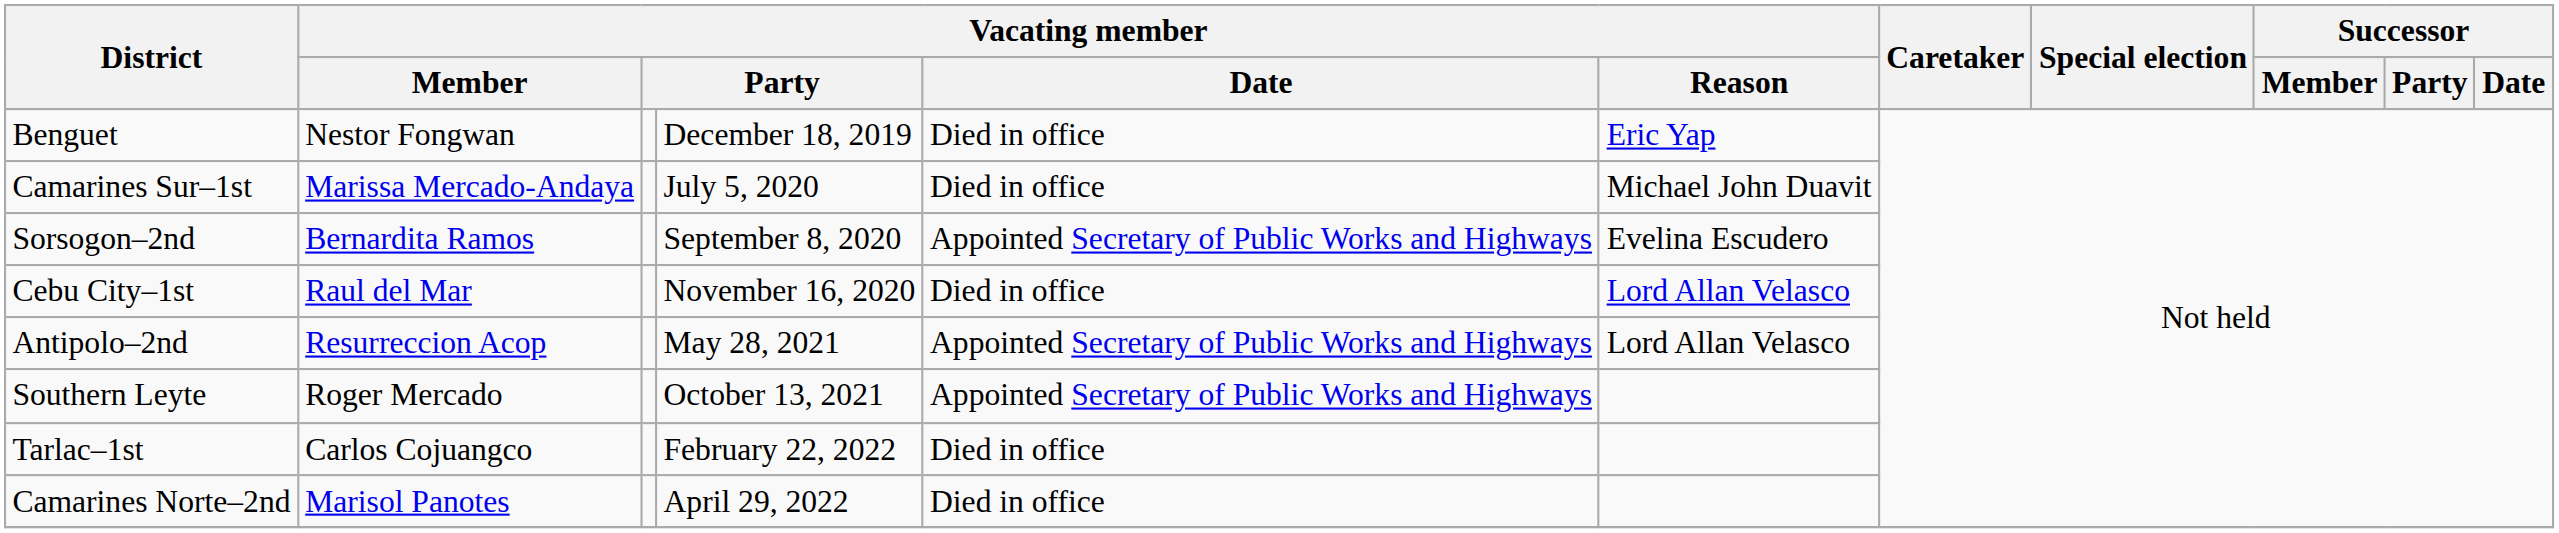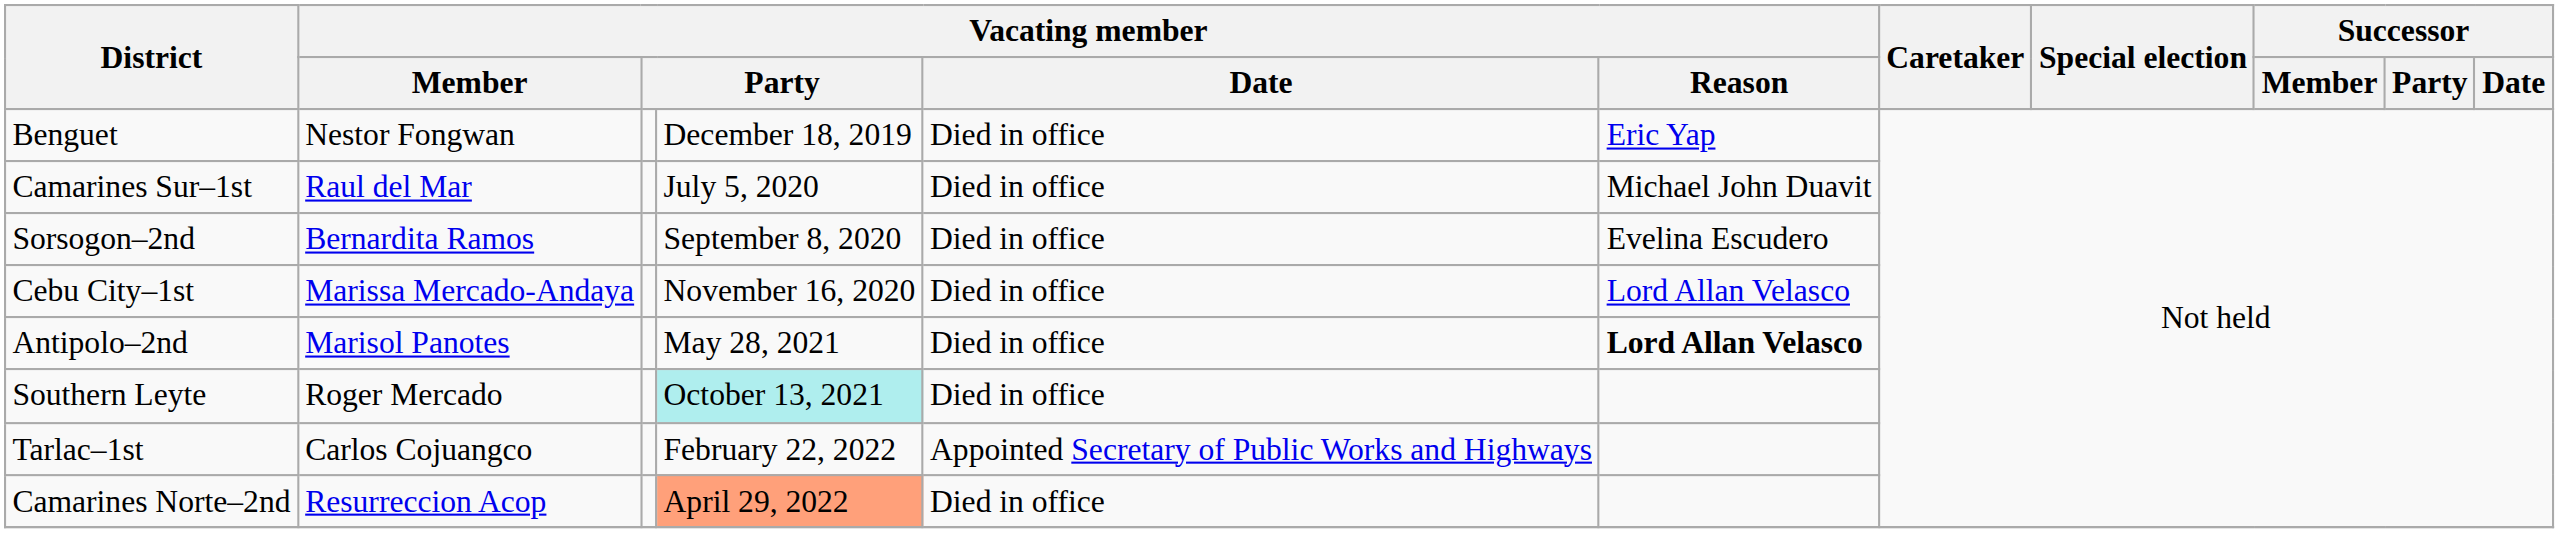(470, 187) Marissa Mercado-Andaya -> (389, 187) Raul del Mar
(1261, 239) Appointed Secretary of Public Works and Highways -> (1017, 239) Died in office
(389, 291) Raul del Mar -> (470, 291) Marissa Mercado-Andaya
(426, 343) Resurreccion Acop -> (407, 343) Marisol Panotes
(1261, 343) Appointed Secretary of Public Works and Highways -> (1017, 343) Died in office
(1728, 343) normal -> (1735, 343) bold
(774, 395) no background -> (774, 395) paleturquoise background
(1261, 395) Appointed Secretary of Public Works and Highways -> (1017, 395) Died in office
(1017, 447) Died in office -> (1261, 447) Appointed Secretary of Public Works and Highways
(407, 499) Marisol Panotes -> (426, 499) Resurreccion Acop
(756, 499) no background -> (756, 499) lightsalmon background
